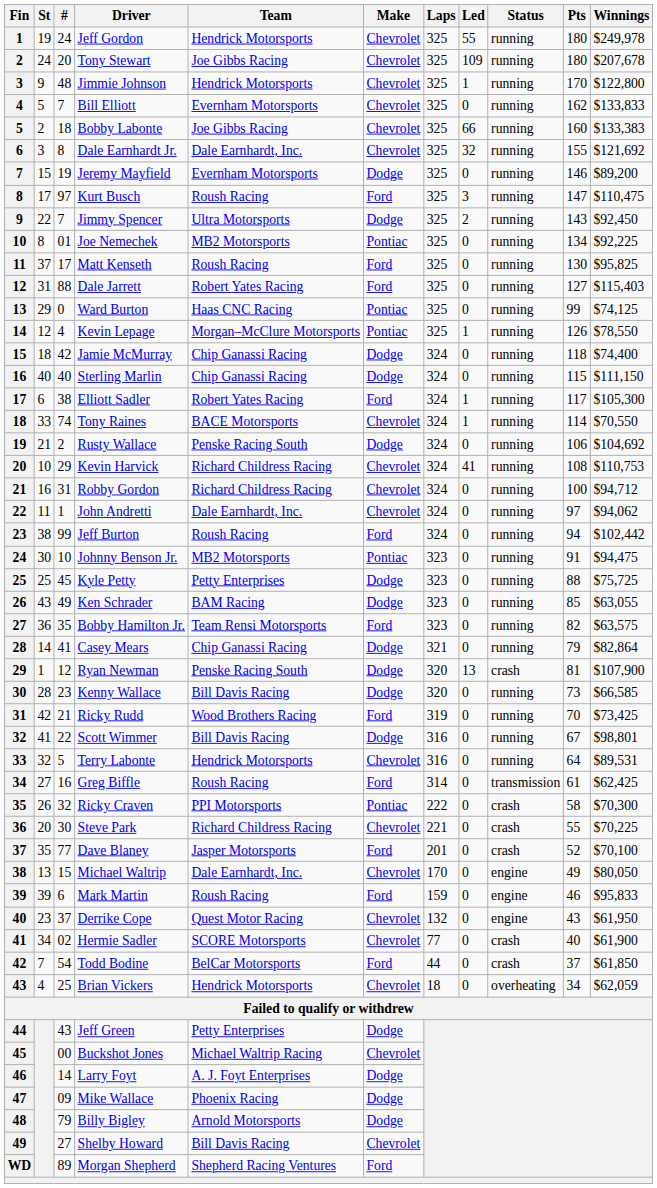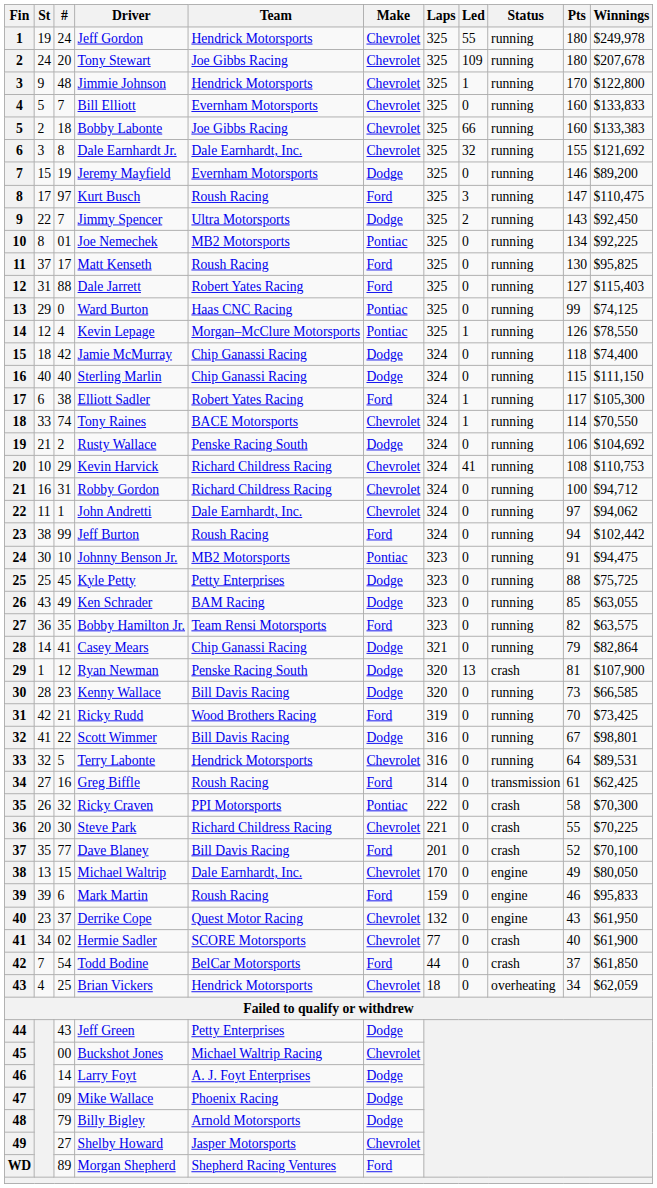(577, 106) 162 -> (577, 106) 160
(244, 850) Jasper Motorsports -> (240, 850) Bill Davis Racing
(240, 1143) Bill Davis Racing -> (244, 1143) Jasper Motorsports
